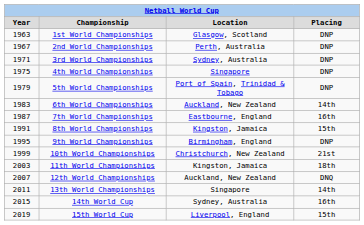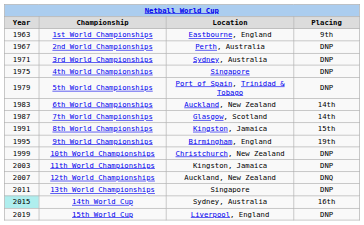(230, 34) Glasgow, Scotland -> (230, 34) Eastbourne, England
(327, 34) DNP -> (327, 34) 9th
(230, 116) Eastbourne, England -> (230, 116) Glasgow, Scotland
(327, 116) 16th -> (327, 116) 14th
(327, 141) DNP -> (327, 141) 19th
(327, 153) 21st -> (327, 153) DNP
(327, 165) 18th -> (327, 165) DNP
(327, 189) 14th -> (327, 189) DNP
(22, 202) no background -> (22, 202) paleturquoise background
(327, 214) 15th -> (327, 214) DNP
